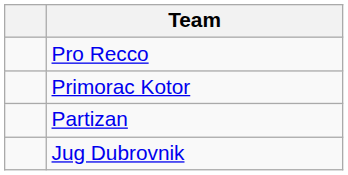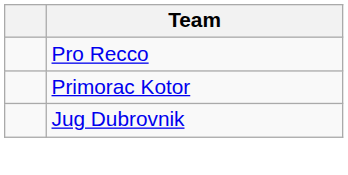- row: (90, 119)
